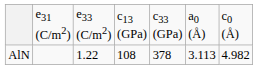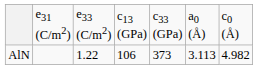(126, 54) 108 -> (126, 54) 106
(162, 54) 378 -> (162, 54) 373
